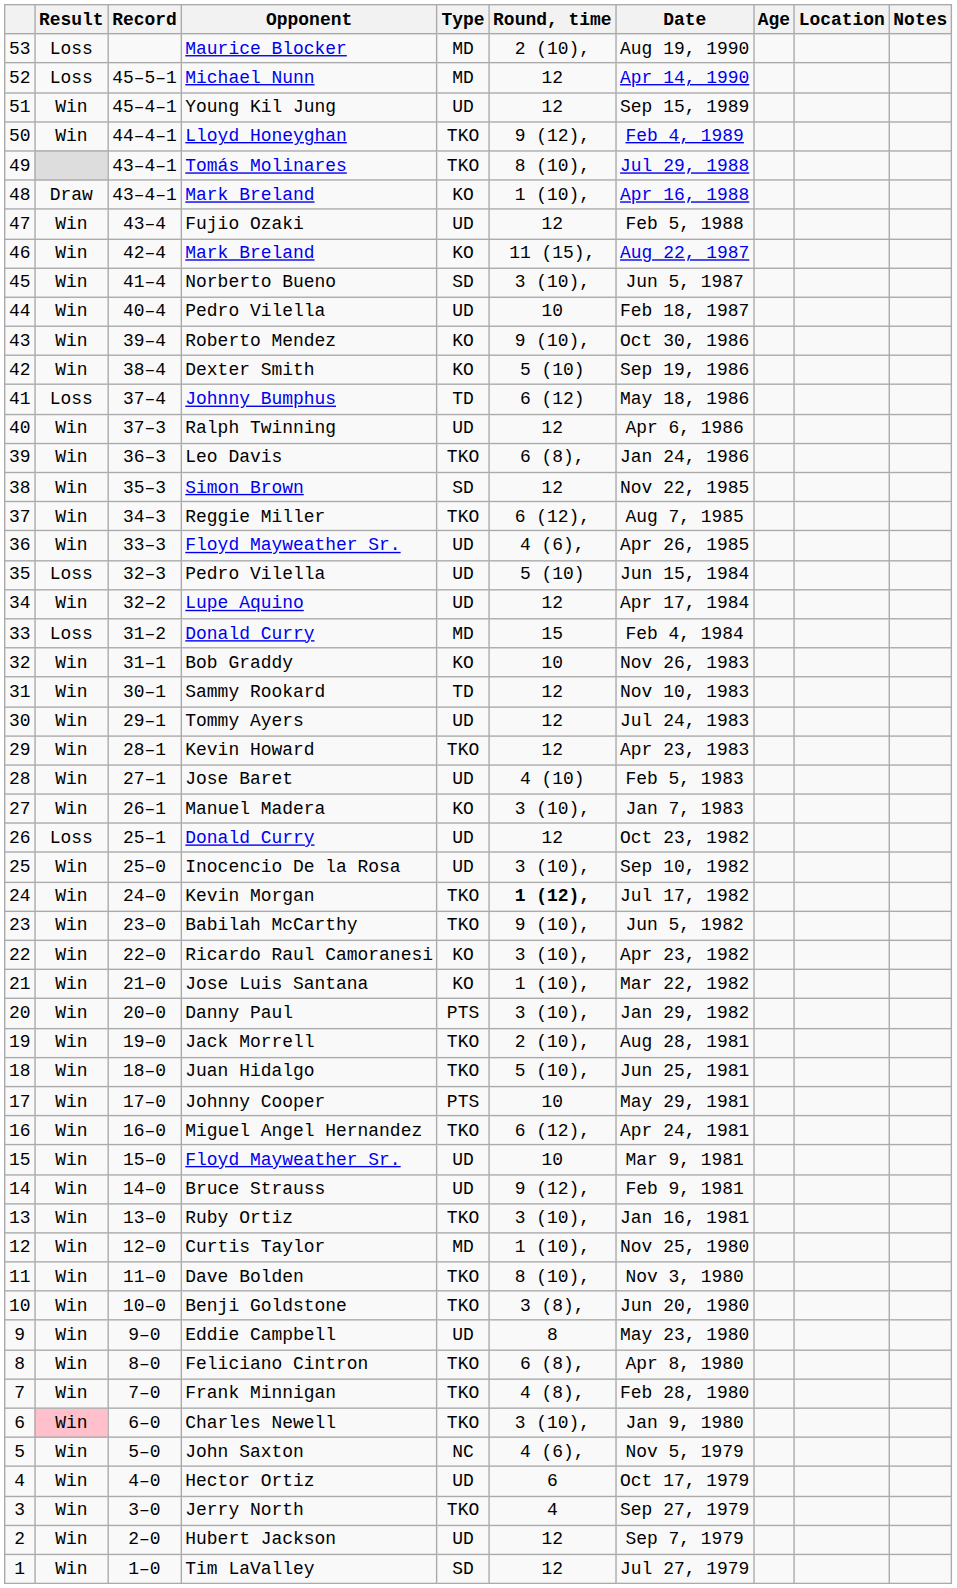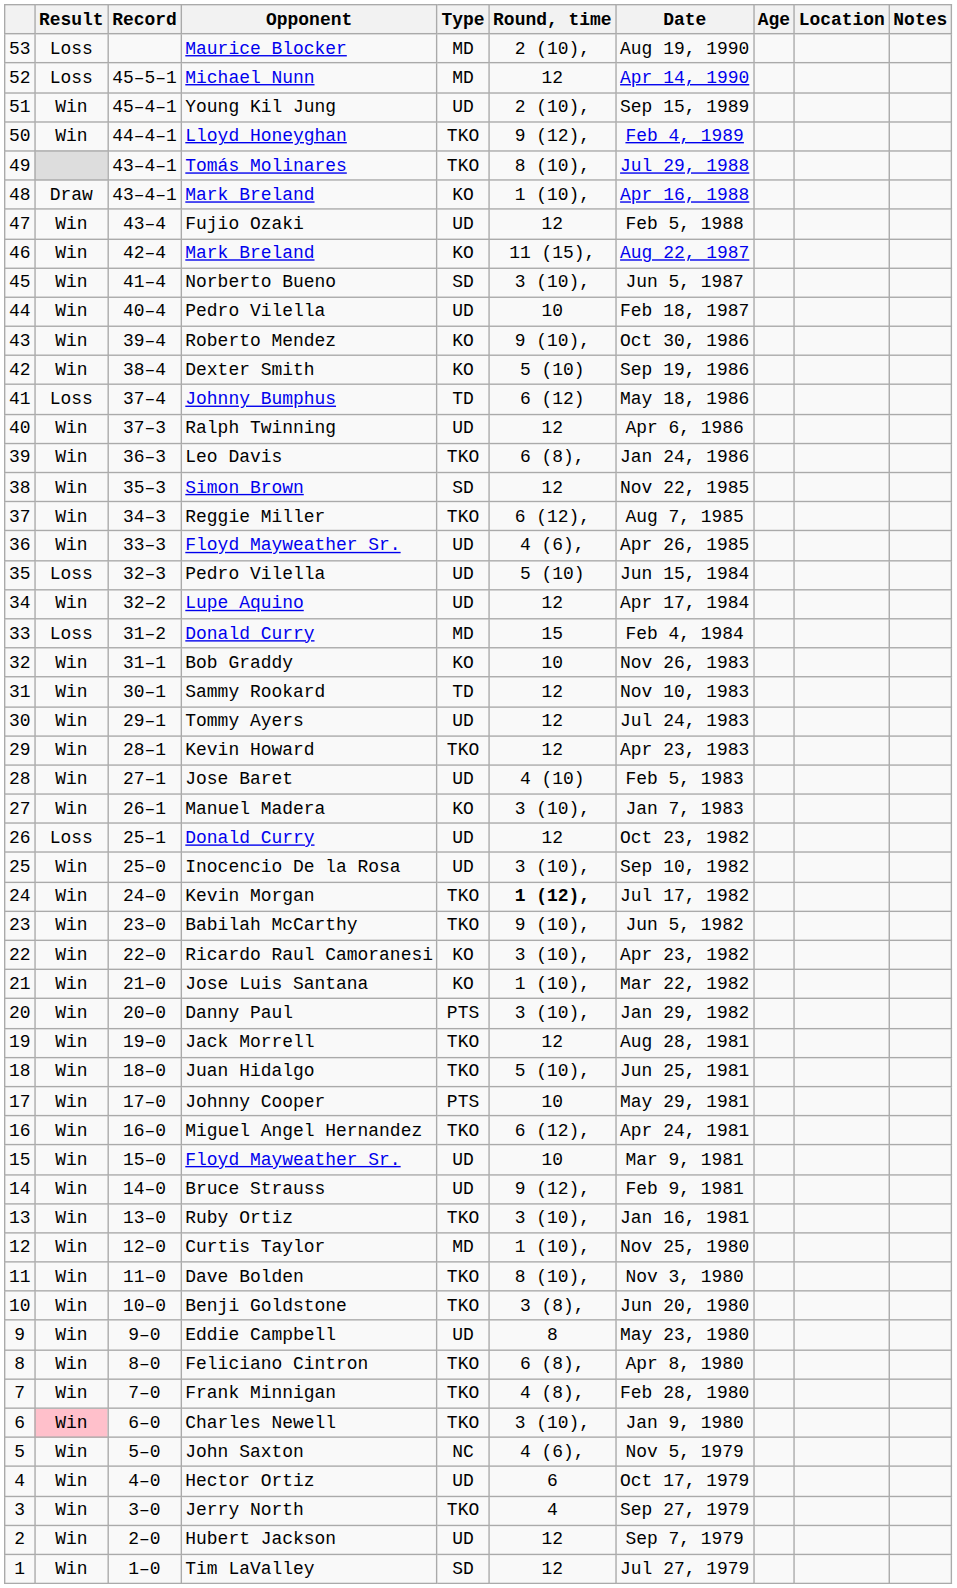(552, 107) 12 -> (552, 107) 2 (10),
(552, 1043) 2 (10), -> (552, 1043) 12
